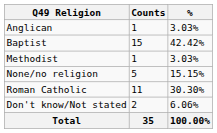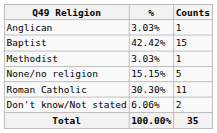columns swapped: (148, 12) <-> (190, 12)
